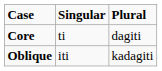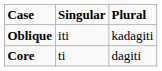rows swapped: (21, 35) <-> (30, 55)
